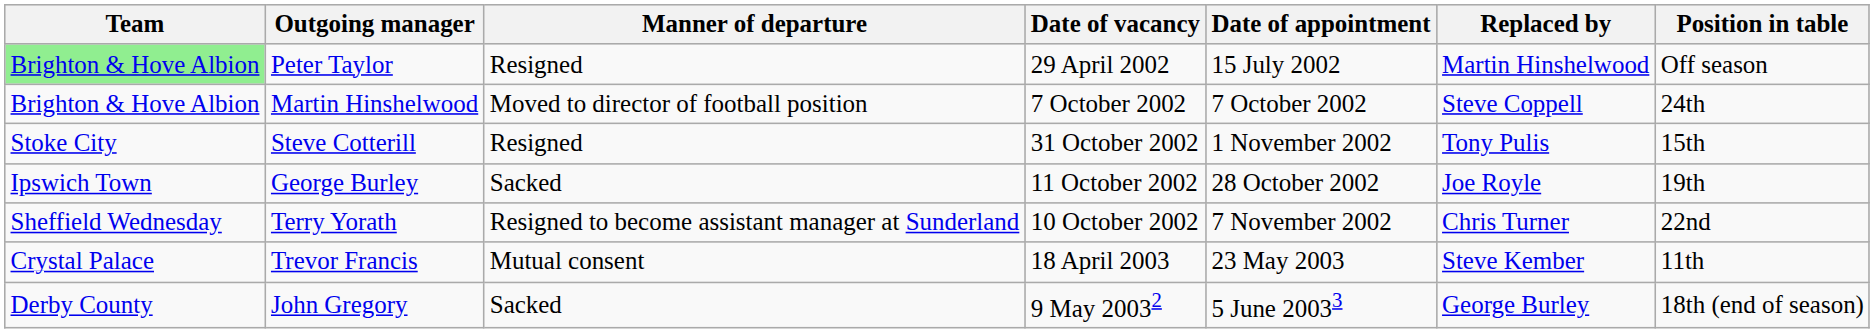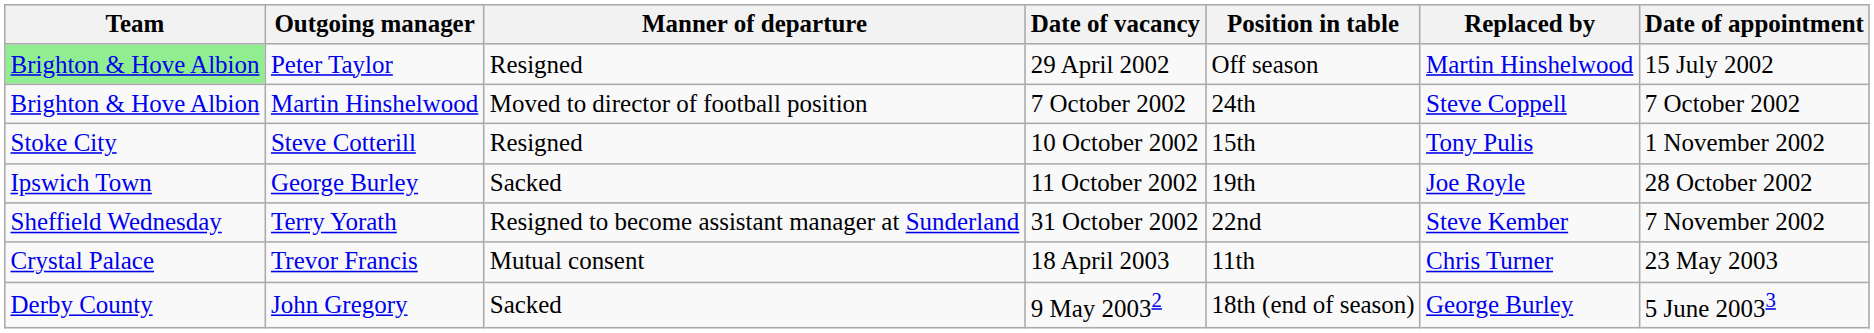columns swapped: (1762, 24) <-> (1321, 24)
(1115, 143) 31 October 2002 -> (1115, 143) 10 October 2002
(1115, 222) 10 October 2002 -> (1115, 222) 31 October 2002
(1506, 222) Chris Turner -> (1497, 222) Steve Kember
(1513, 261) Steve Kember -> (1490, 261) Chris Turner
